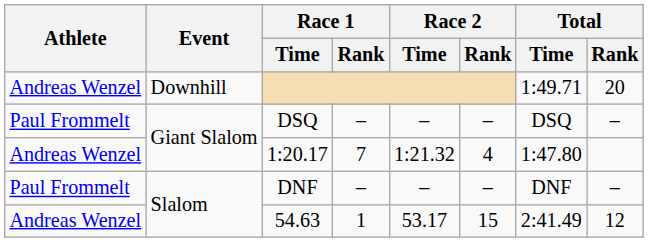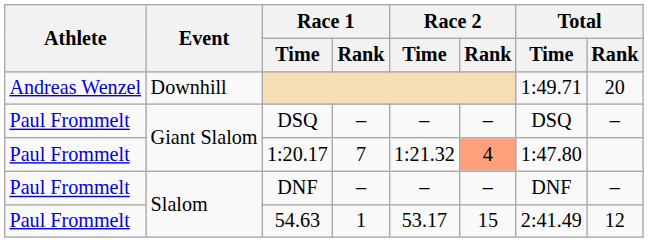(75, 154) Andreas Wenzel -> (70, 154) Paul Frommelt
(488, 154) no background -> (488, 154) lightsalmon background
(75, 221) Andreas Wenzel -> (70, 221) Paul Frommelt
